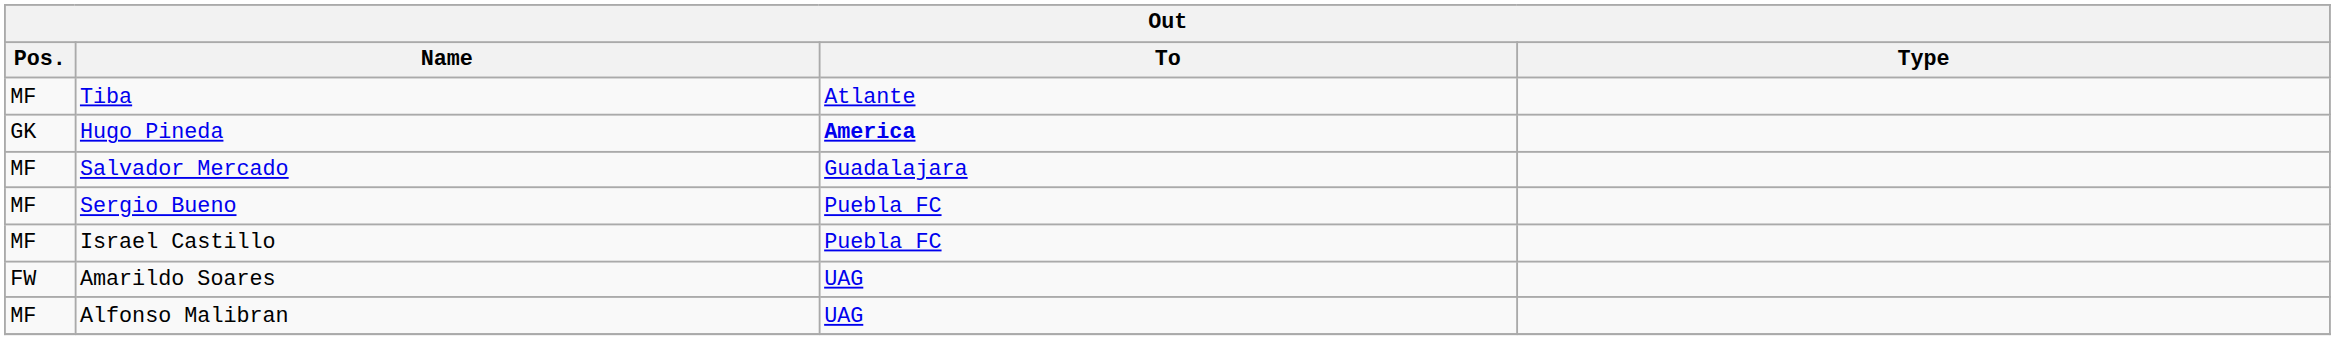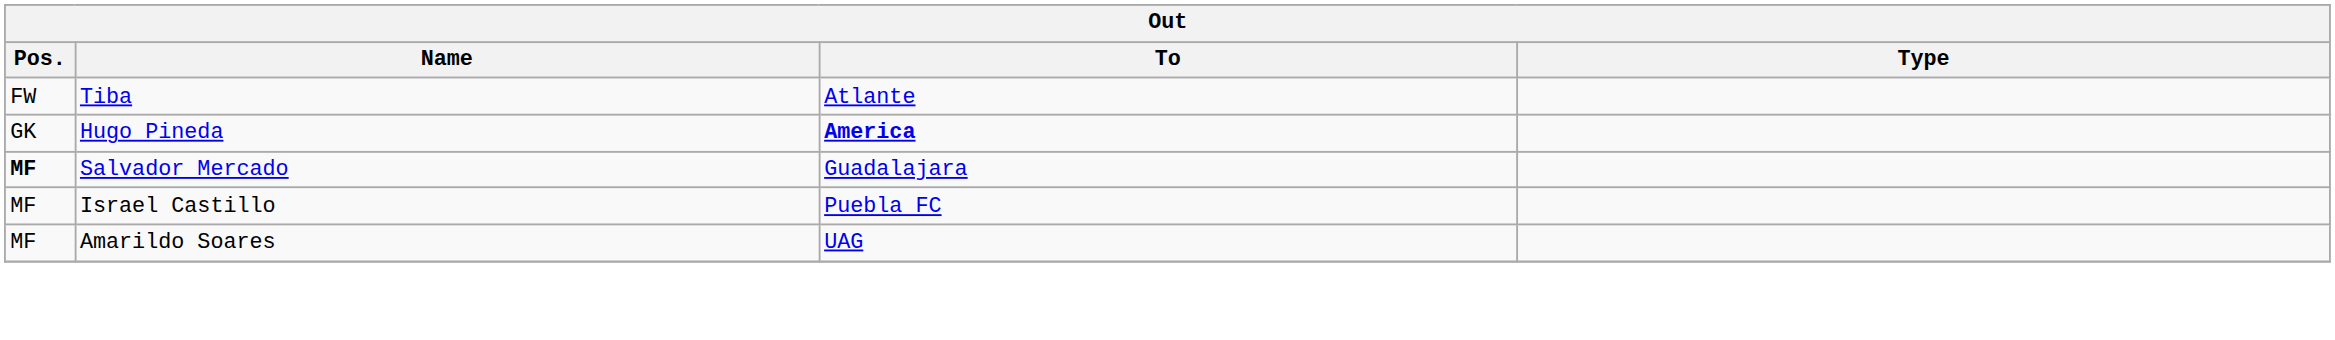(23, 96) MF -> (23, 96) FW
(23, 169) normal -> (23, 169) bold
- row: (158, 206)
(23, 279) FW -> (23, 242) MF
- row: (184, 315)
